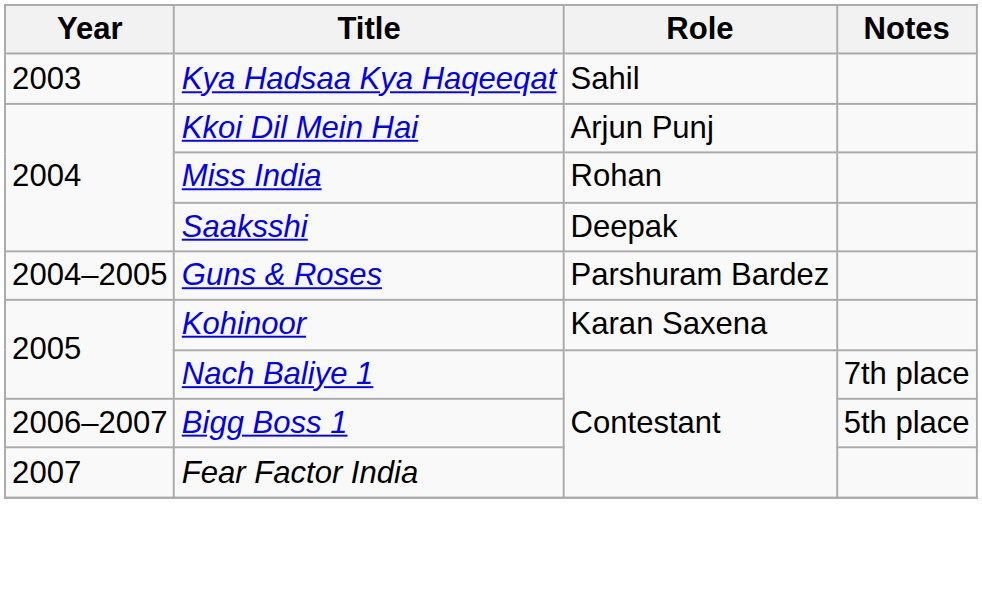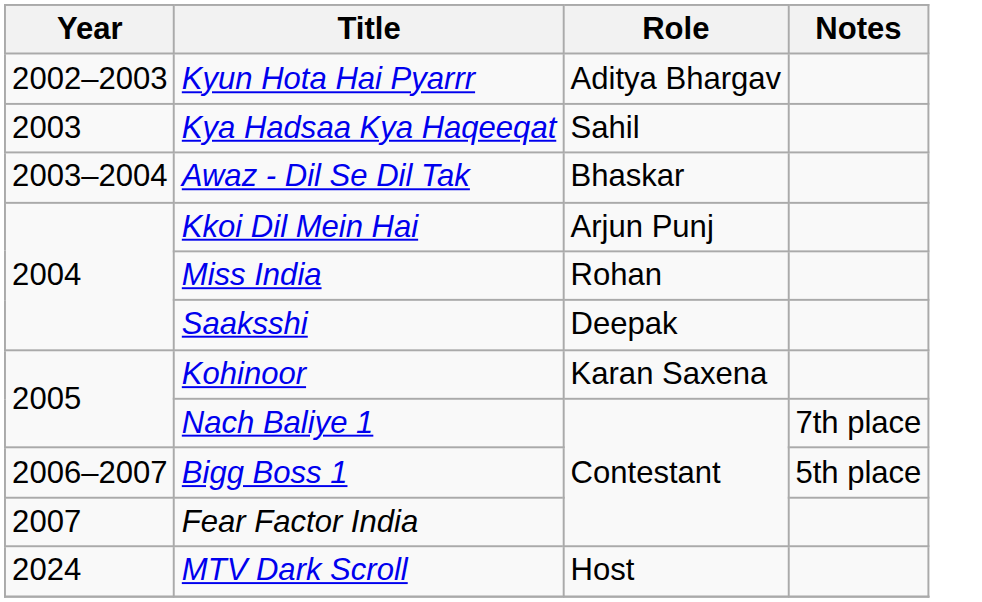+ row: (328, 78)
+ row: (326, 176)
- row: (282, 275)
+ row: (295, 570)
